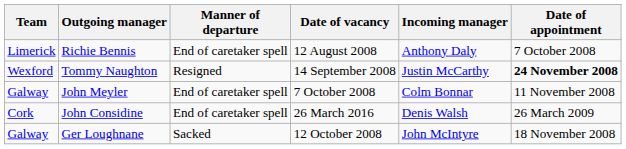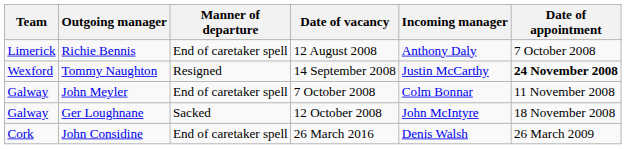rows swapped: (103, 133) <-> (102, 112)
